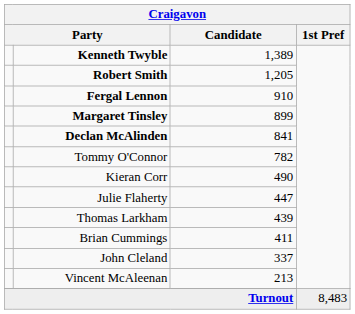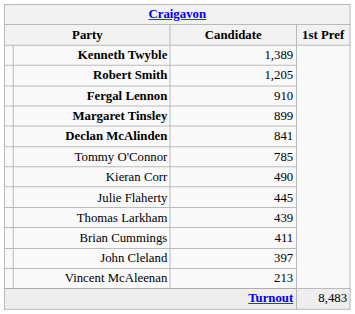(284, 156) 782 -> (284, 156) 785
(284, 197) 447 -> (284, 197) 445
(284, 258) 337 -> (284, 258) 397
